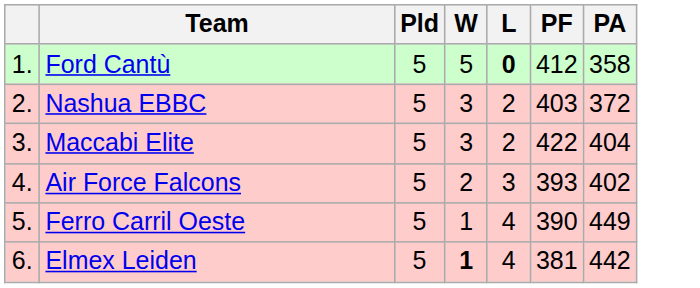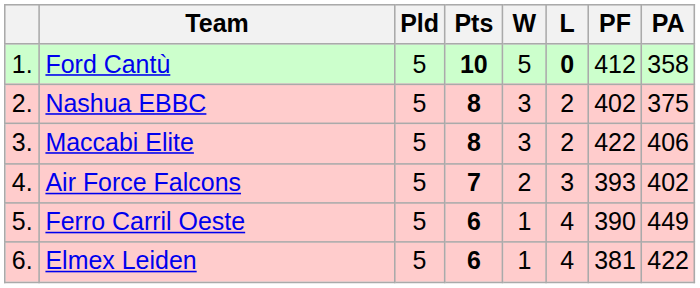+ column: (474, 24)
(557, 103) 403 -> (615, 103) 402
(610, 103) 372 -> (668, 103) 375
(610, 143) 404 -> (668, 143) 406
(466, 261) bold -> (524, 261) normal
(610, 261) 442 -> (668, 261) 422
